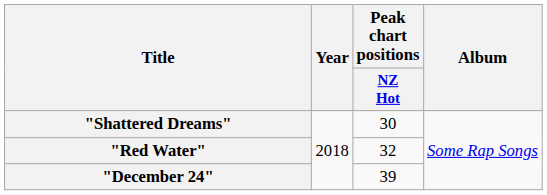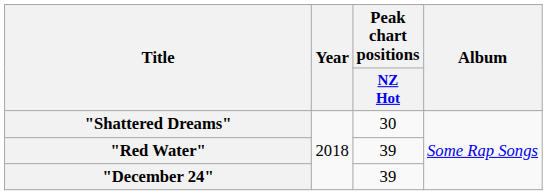(388, 150) 32 -> (388, 150) 39
